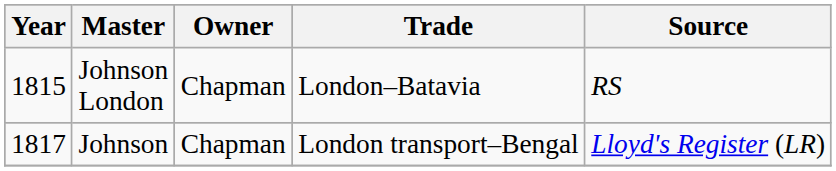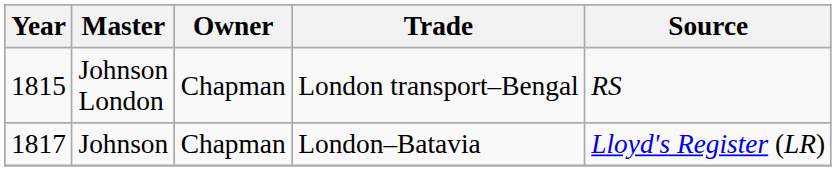(389, 84) London–Batavia -> (438, 84) London transport–Bengal
(438, 143) London transport–Bengal -> (389, 143) London–Batavia
